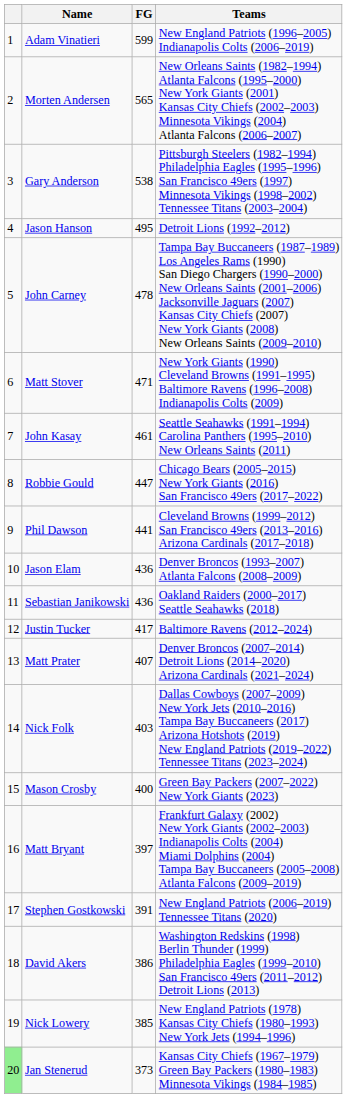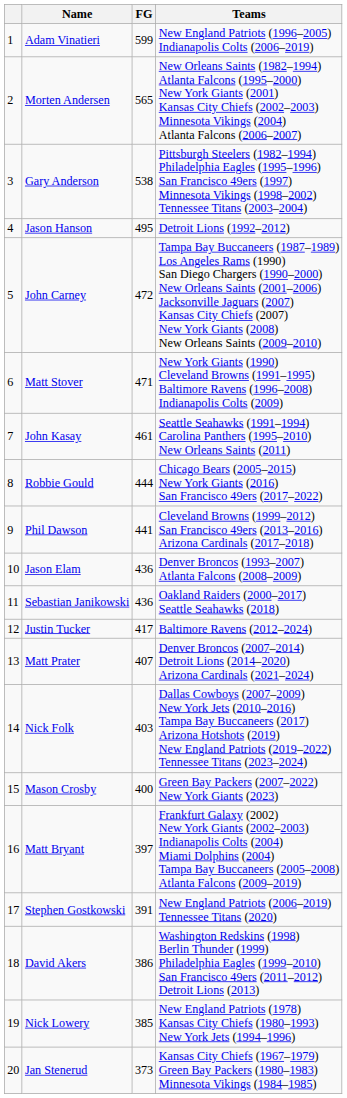(144, 295) 478 -> (144, 295) 472
(144, 483) 447 -> (144, 483) 444
(13, 1070) lightgreen background -> (13, 1070) no background
